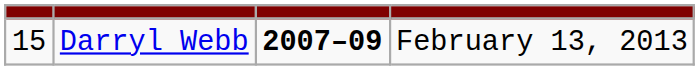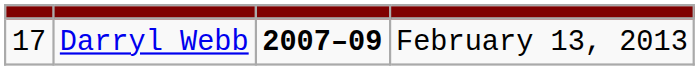(29, 42) 15 -> (29, 42) 17
